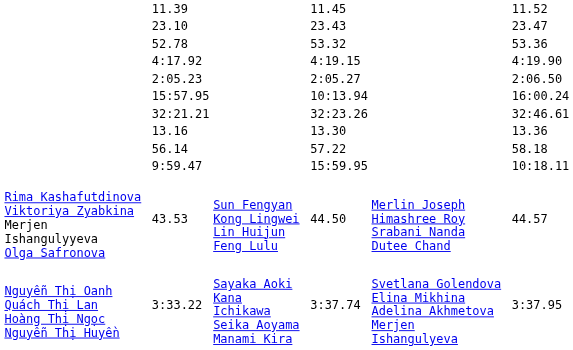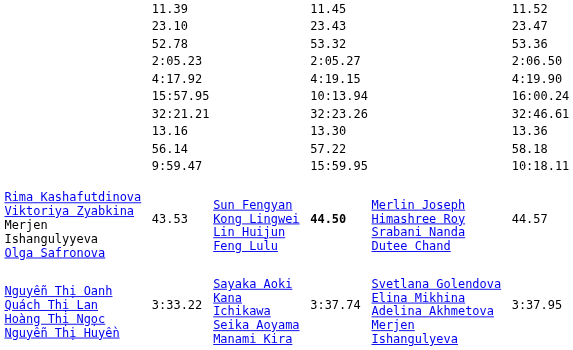rows swapped: (177, 79) <-> (177, 61)
(328, 218) normal -> (328, 218) bold
